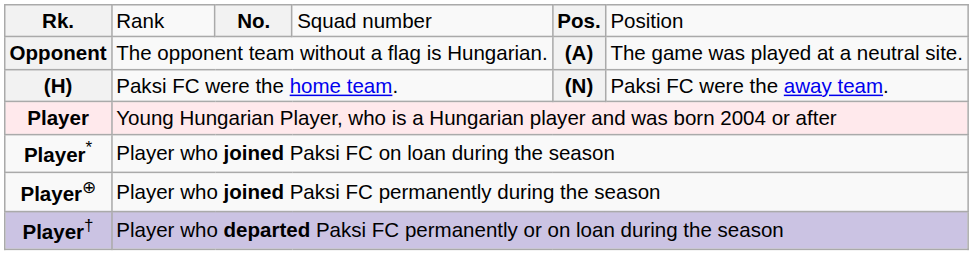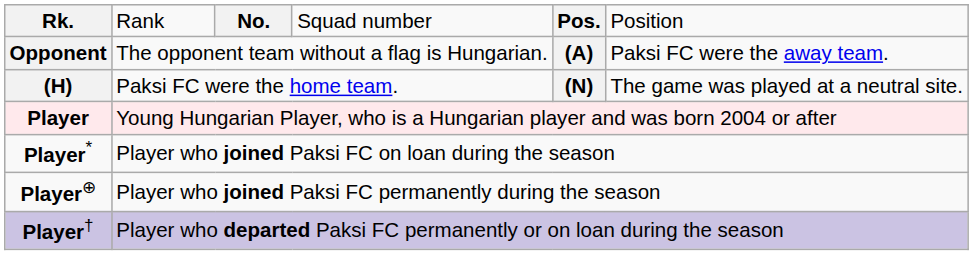(787, 53) The game was played at a neutral site. -> (750, 53) Paksi FC were the away team.
(750, 85) Paksi FC were the away team. -> (787, 85) The game was played at a neutral site.
